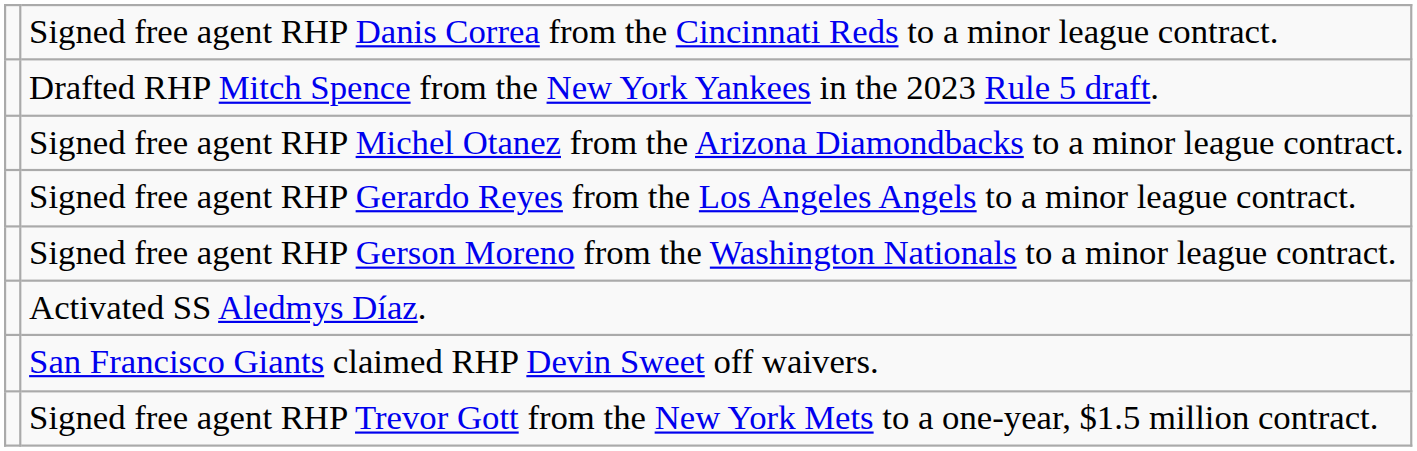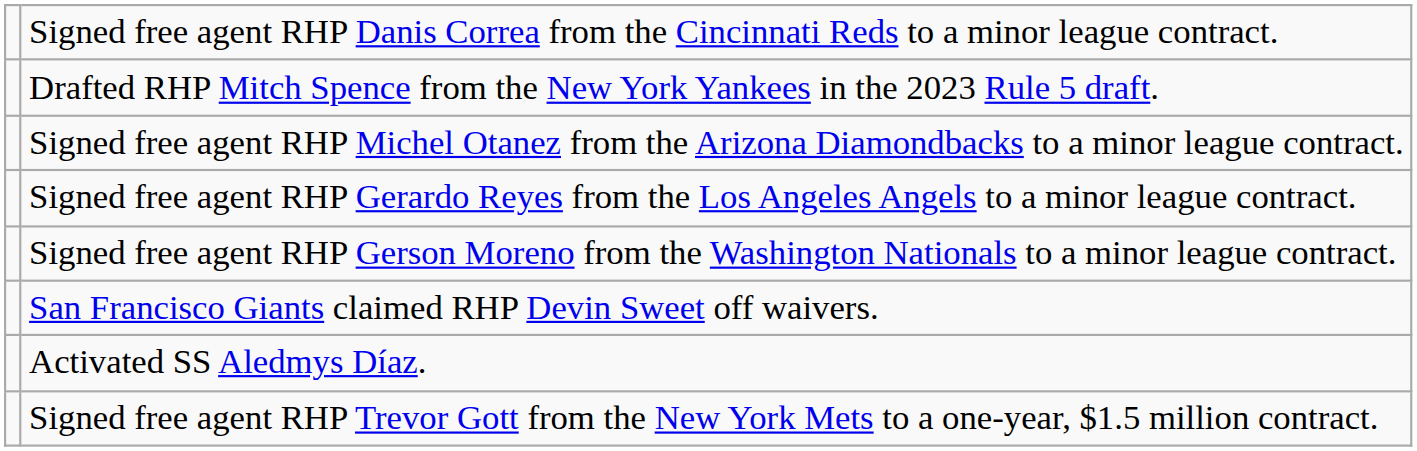rows swapped: (228, 307) <-> (454, 362)
